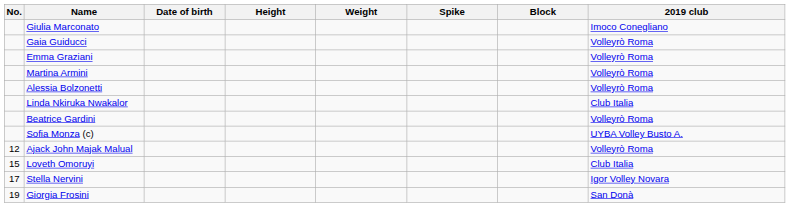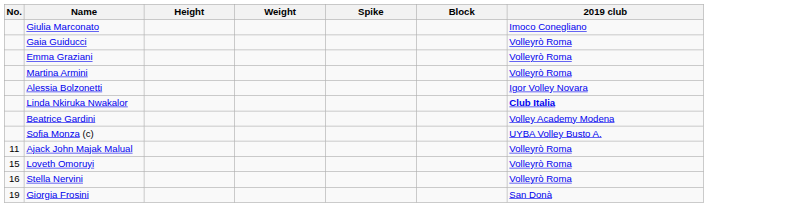- column: (184, 12)
(622, 88) Volleyrò Roma -> (549, 88) Igor Volley Novara
(612, 103) normal -> (532, 103) bold
(622, 118) Volleyrò Roma -> (562, 118) Volley Academy Modena
(14, 149) 12 -> (14, 149) 11
(612, 164) Club Italia -> (541, 164) Volleyrò Roma
(14, 179) 17 -> (14, 179) 16
(630, 179) Igor Volley Novara -> (541, 179) Volleyrò Roma
